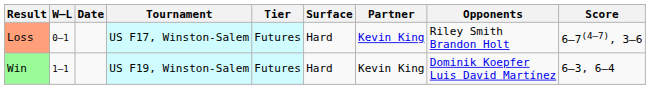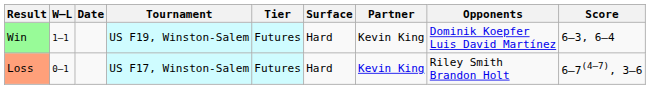rows swapped: (20, 38) <-> (17, 69)
